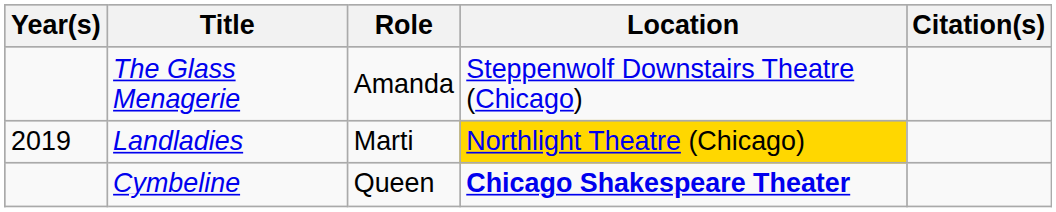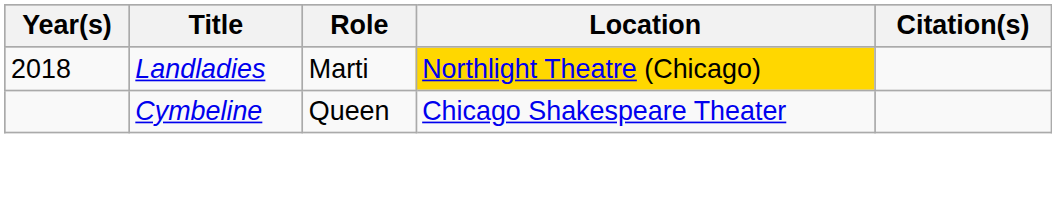- row: (177, 83)
(41, 141) 2019 -> (41, 68) 2018
(658, 183) bold -> (604, 111) normal
